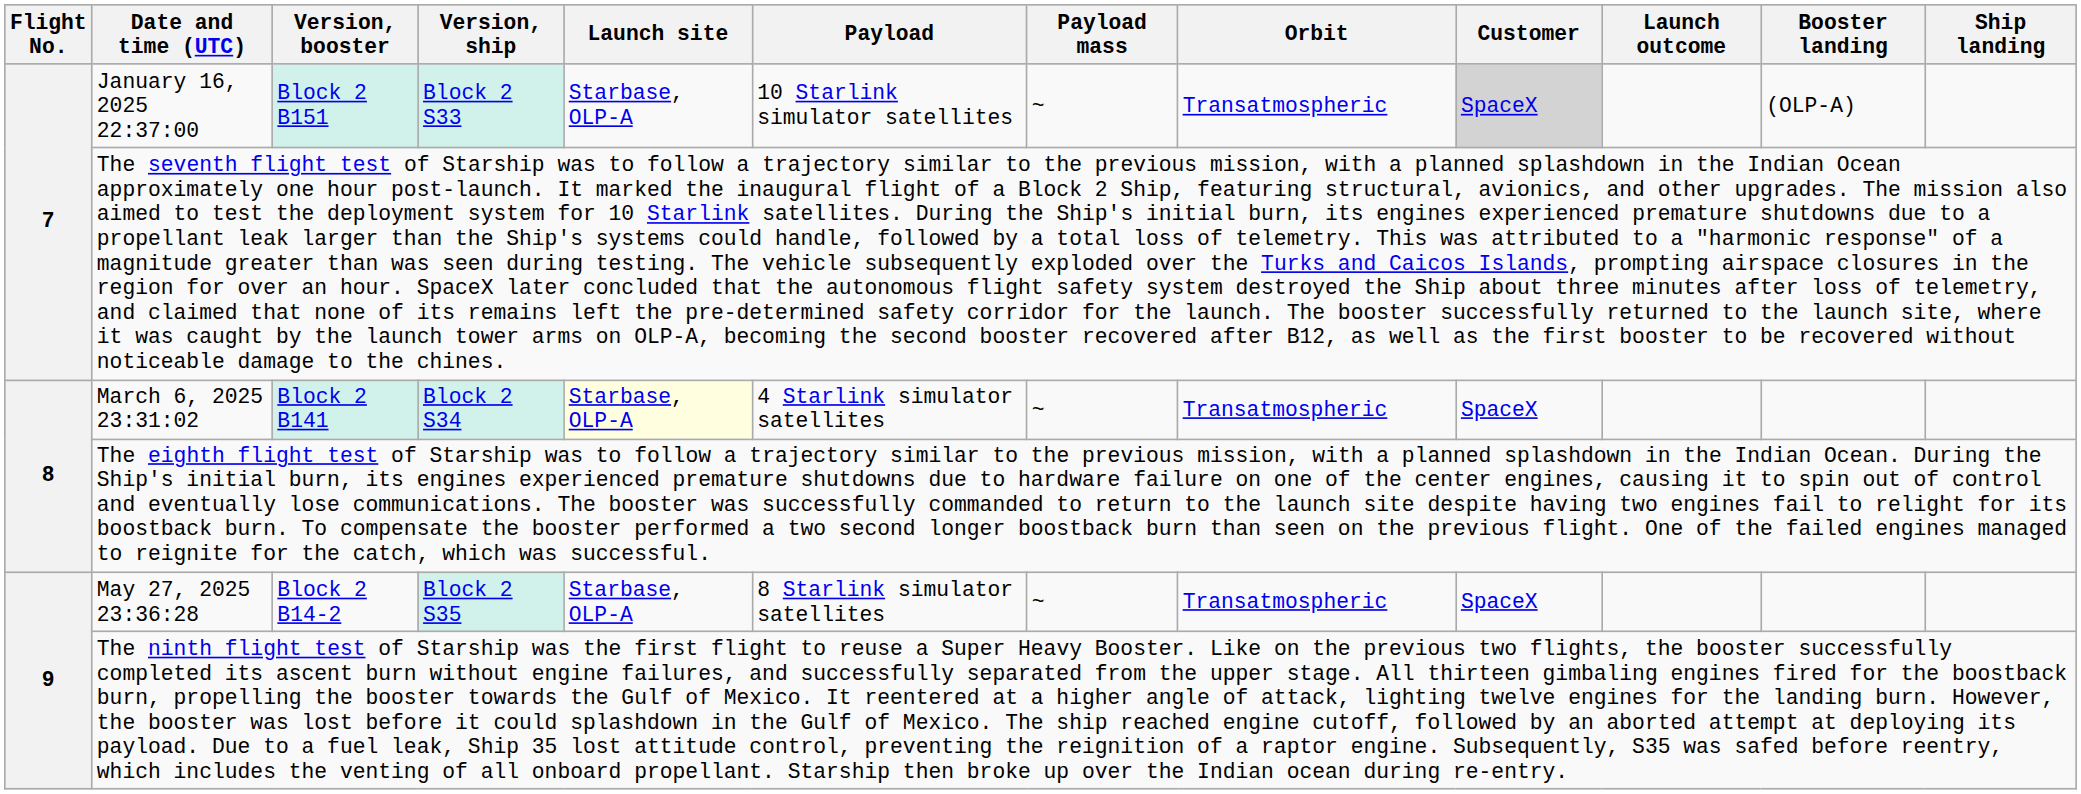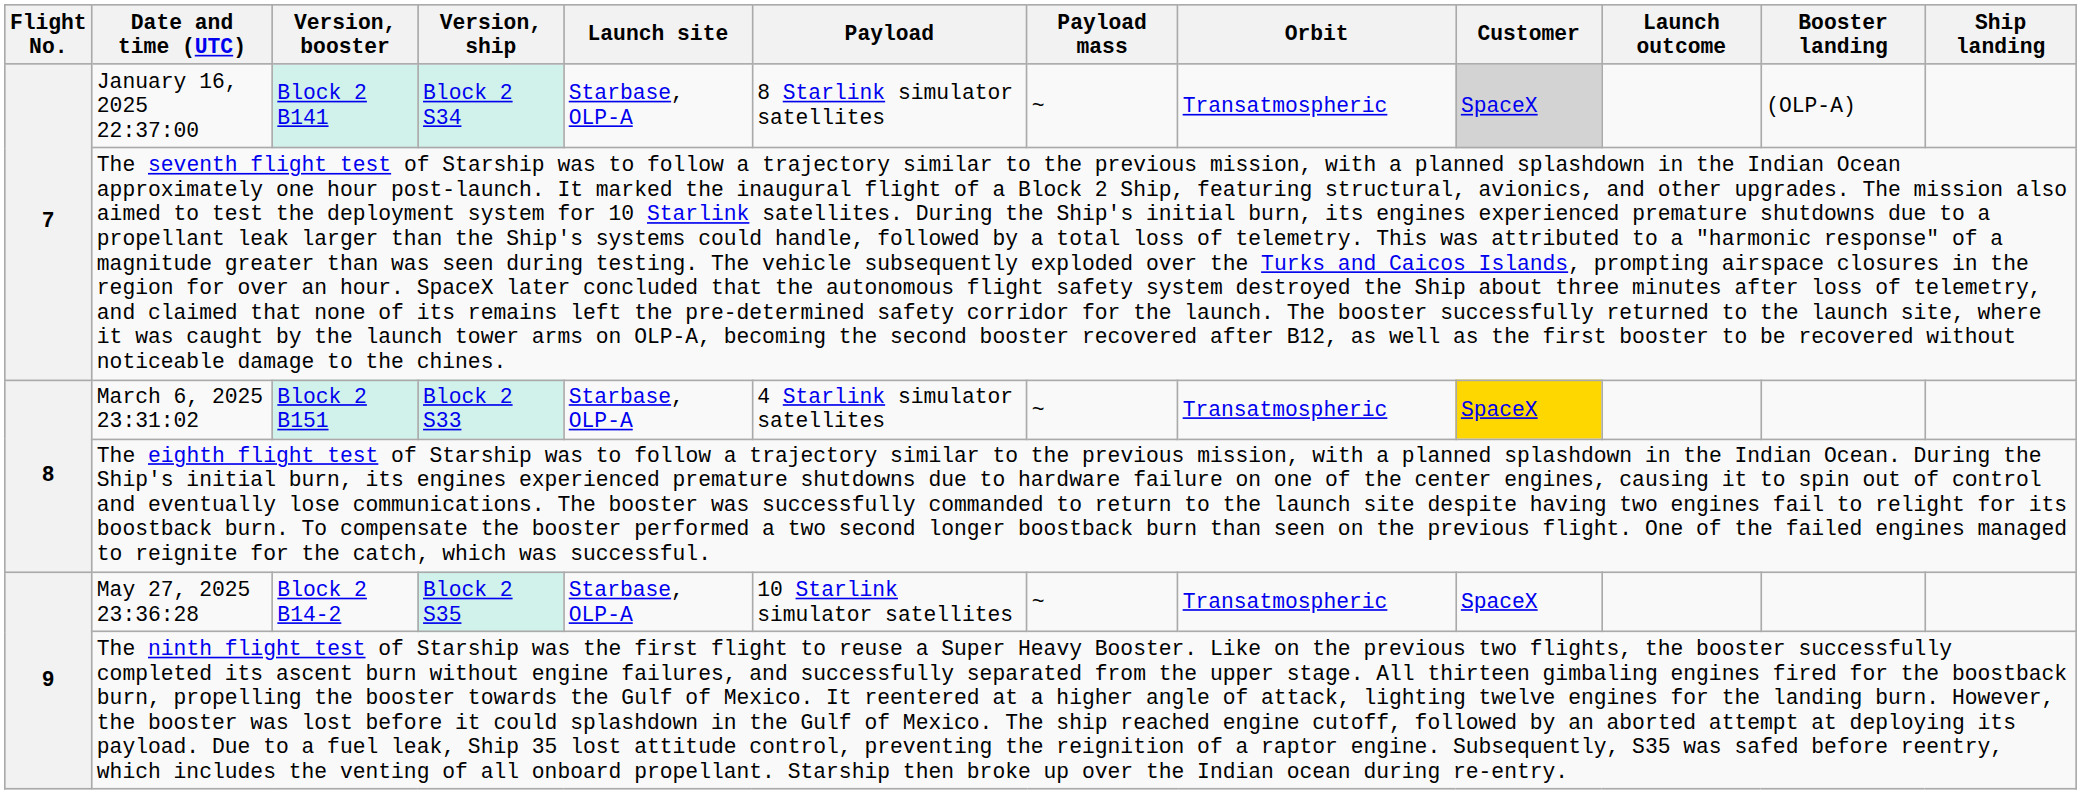(322, 106) Block 2 B151 -> (322, 106) Block 2 B141
(468, 106) Block 2 S33 -> (468, 106) Block 2 S34
(885, 106) 10 Starlink simulator satellites -> (885, 106) 8 Starlink simulator satellites
(322, 409) Block 2 B141 -> (322, 409) Block 2 B151
(468, 409) Block 2 S34 -> (468, 409) Block 2 S33
(626, 409) lightyellow background -> (626, 409) no background
(1499, 409) no background -> (1499, 409) gold background
(885, 602) 8 Starlink simulator satellites -> (885, 602) 10 Starlink simulator satellites
